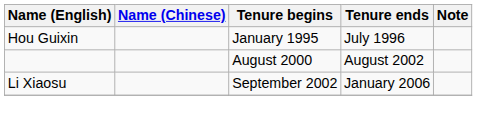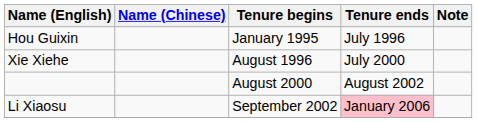+ row: (38, 60)
(387, 83) no background -> (387, 106) pink background
